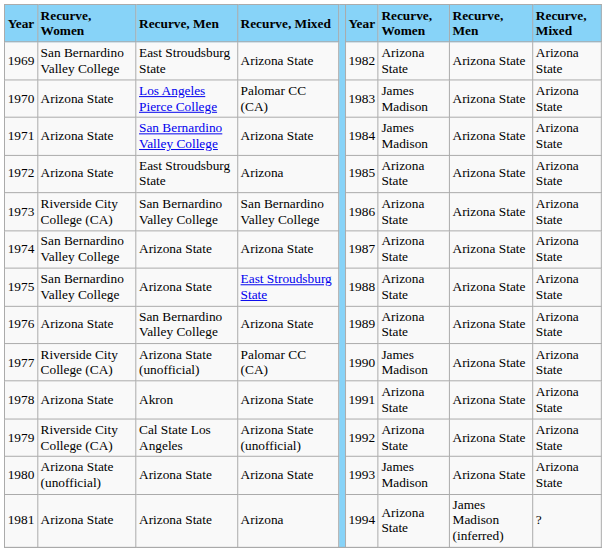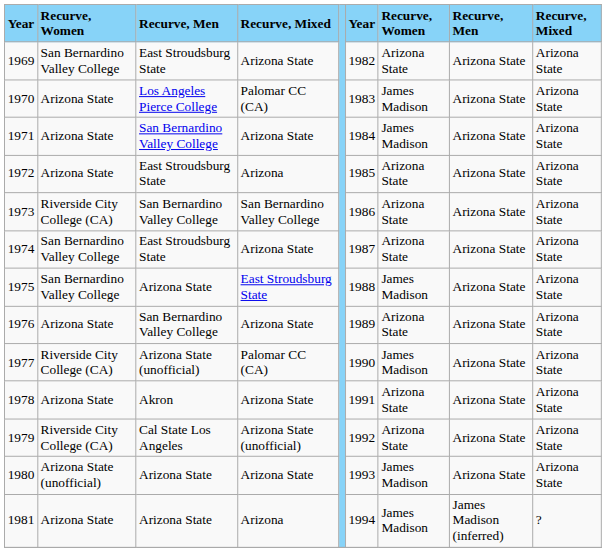(175, 248) Arizona State -> (185, 248) East Stroudsburg State
(403, 286) Arizona State -> (405, 286) James Madison
(403, 520) Arizona State -> (405, 520) James Madison
